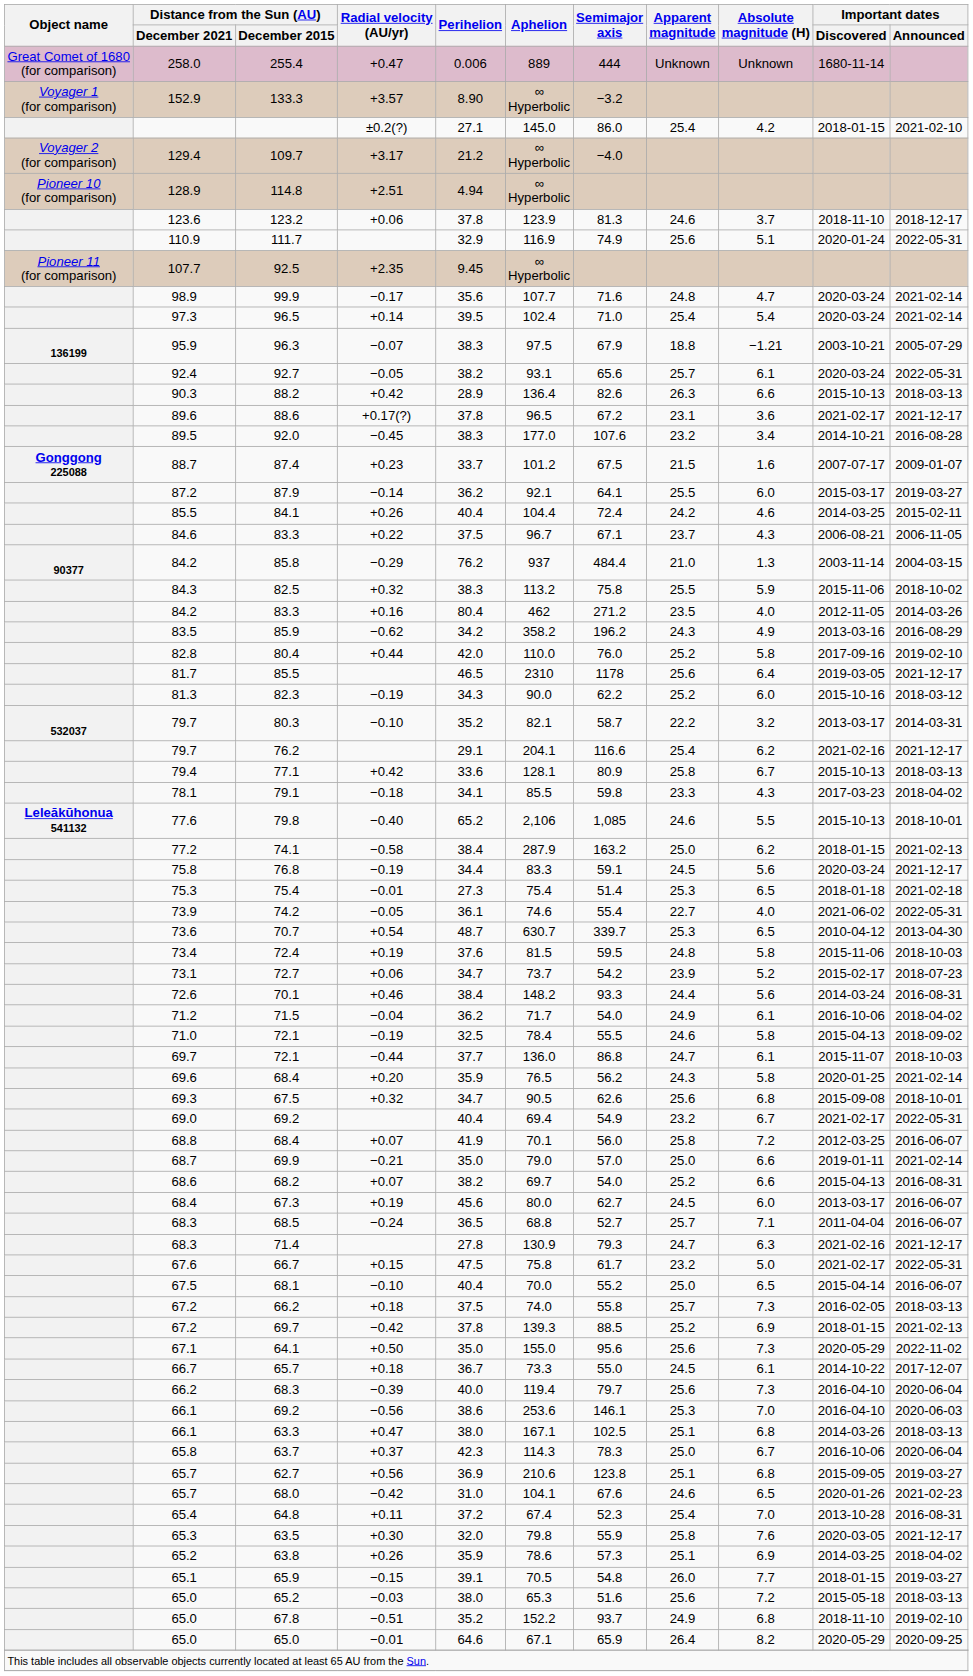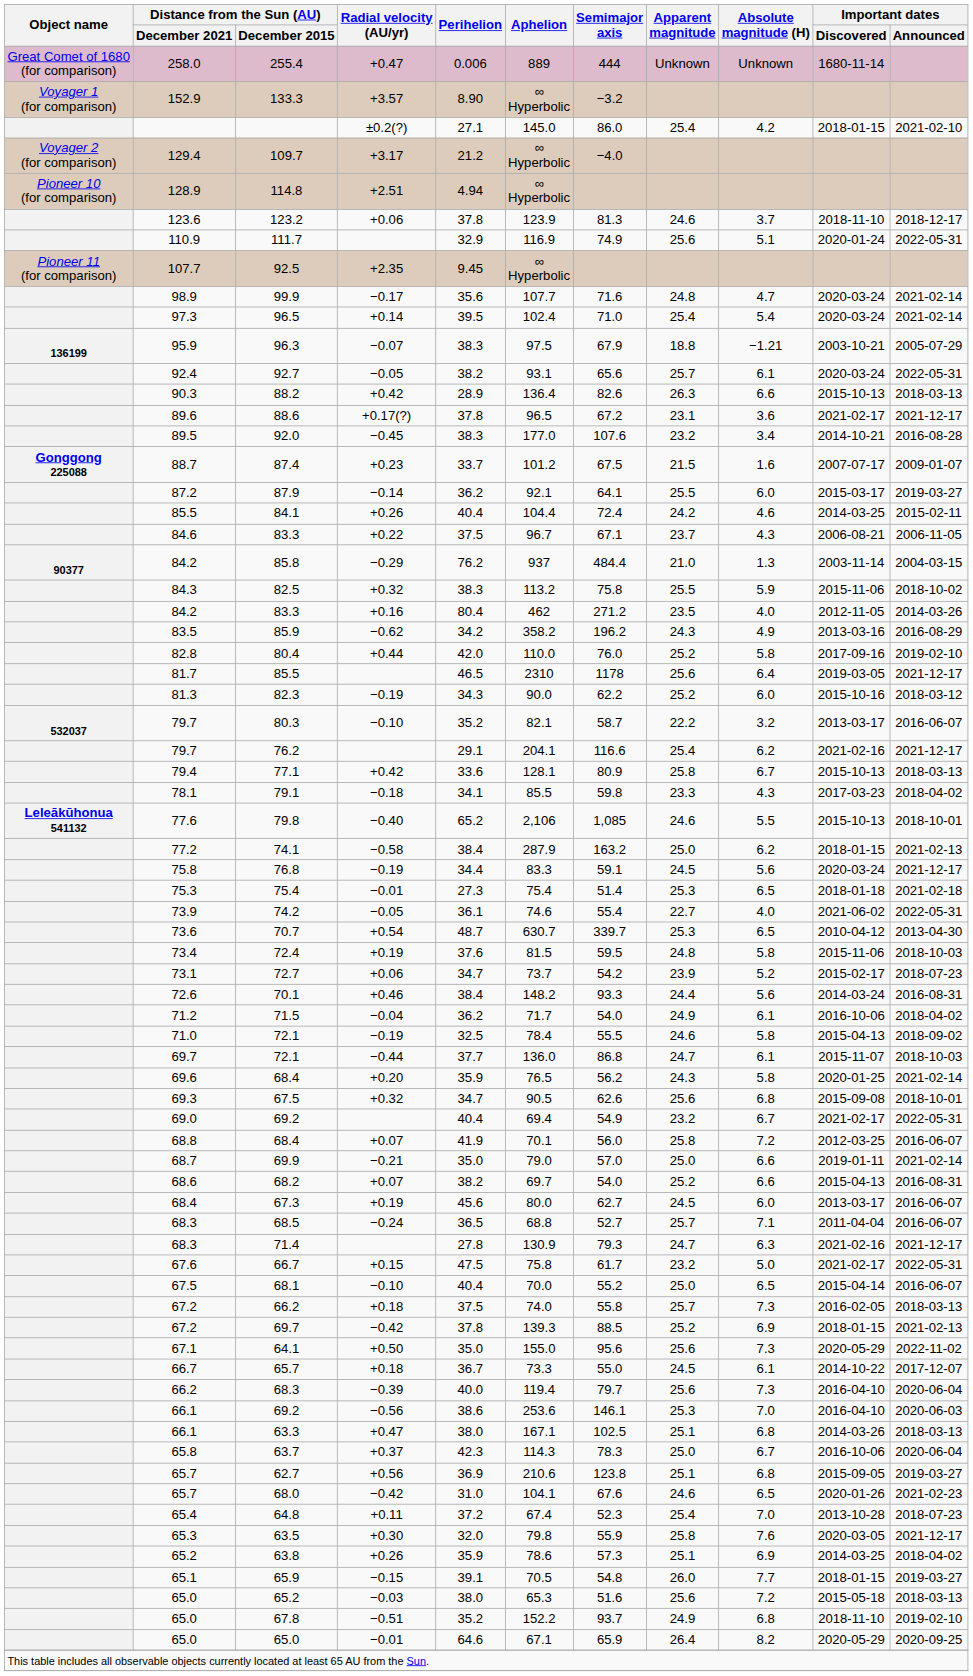(929, 722) 2014-03-31 -> (929, 722) 2016-06-07
(929, 1514) 2016-08-31 -> (929, 1514) 2018-07-23
